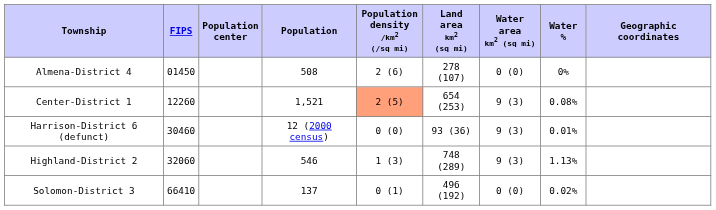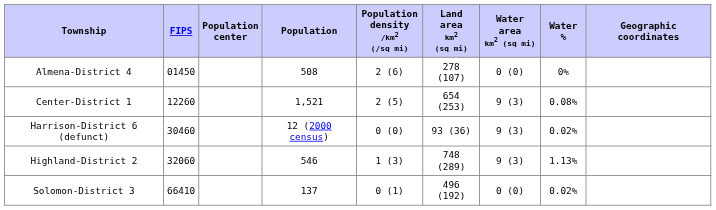(390, 102) lightsalmon background -> (390, 102) no background
(563, 131) 0.01% -> (563, 131) 0.02%
